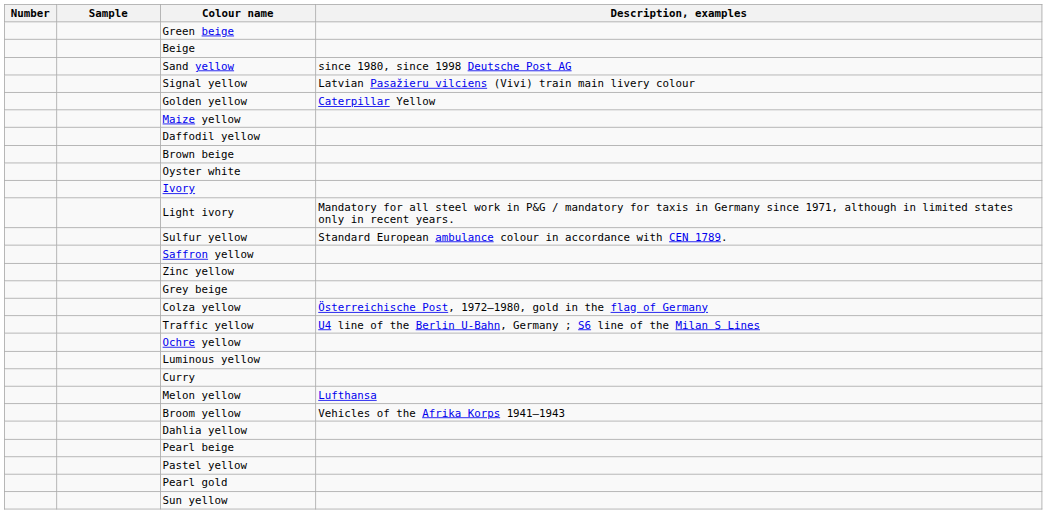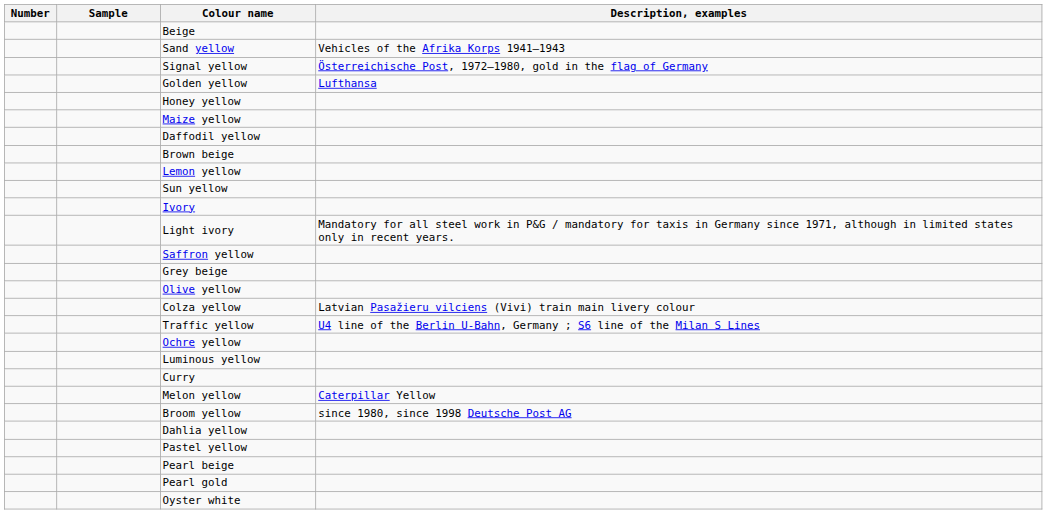- row: (198, 31)
(445, 66) since 1980, since 1998 Deutsche Post AG -> (442, 48) Vehicles of the Afrika Korps 1941–1943
(507, 84) Latvian Pasažieru vilciens (Vivi) train main livery colour -> (513, 66) Österreichische Post, 1972–1980, gold in the flag of Germany
(377, 101) Caterpillar Yellow -> (347, 84) Lufthansa
+ row: (202, 101)
+ row: (202, 171)
rows swapped: (202, 171) <-> (195, 500)
- row: (205, 237)
- row: (198, 272)
+ row: (202, 289)
(513, 307) Österreichische Post, 1972–1980, gold in the flag of Germany -> (507, 307) Latvian Pasažieru vilciens (Vivi) train main livery colour
(347, 395) Lufthansa -> (377, 395) Caterpillar Yellow
(442, 413) Vehicles of the Afrika Korps 1941–1943 -> (445, 413) since 1980, since 1998 Deutsche Post AG
rows swapped: (205, 465) <-> (198, 448)
